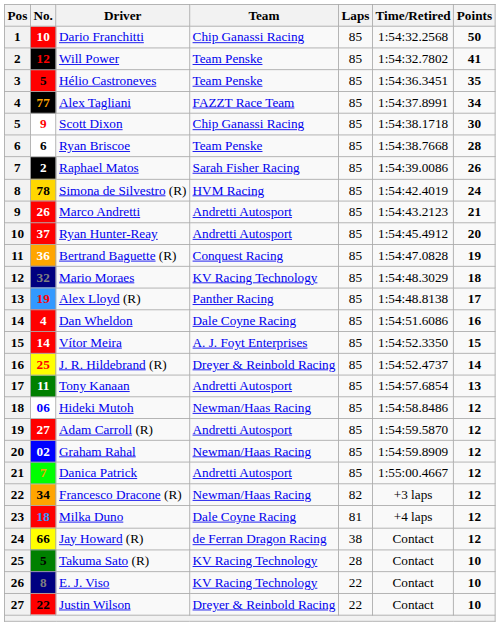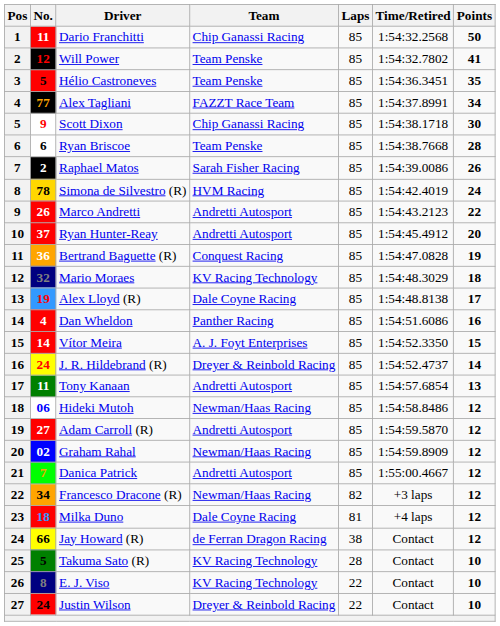(43, 37) 10 -> (43, 37) 11
(474, 211) 21 -> (474, 211) 22
(233, 299) Panther Racing -> (244, 299) Dale Coyne Racing
(244, 320) Dale Coyne Racing -> (233, 320) Panther Racing
(43, 364) 25 -> (43, 364) 24
(43, 604) 22 -> (43, 604) 24
